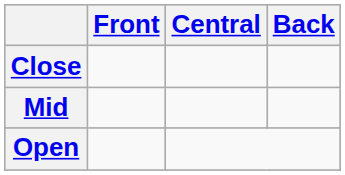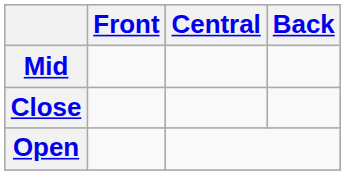rows swapped: (46, 66) <-> (46, 107)
